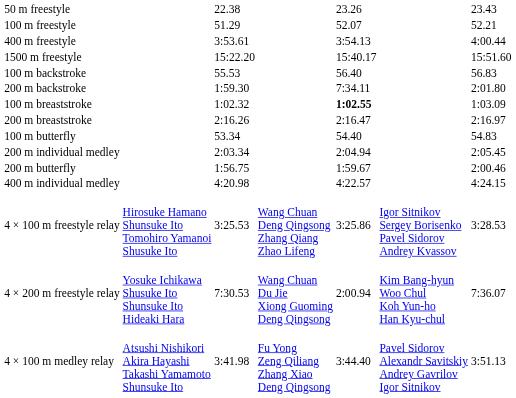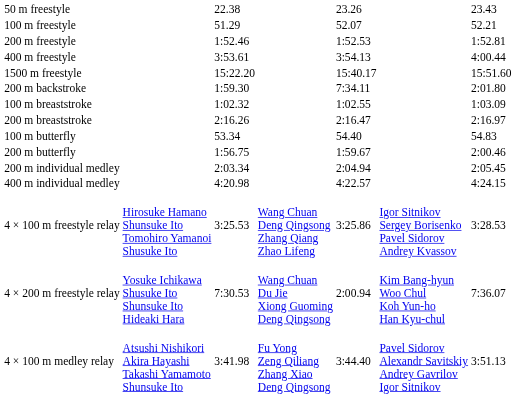+ row: (40, 41)
- row: (45, 73)
(354, 104) bold -> (353, 104) normal
rows swapped: (40, 168) <-> (62, 152)
